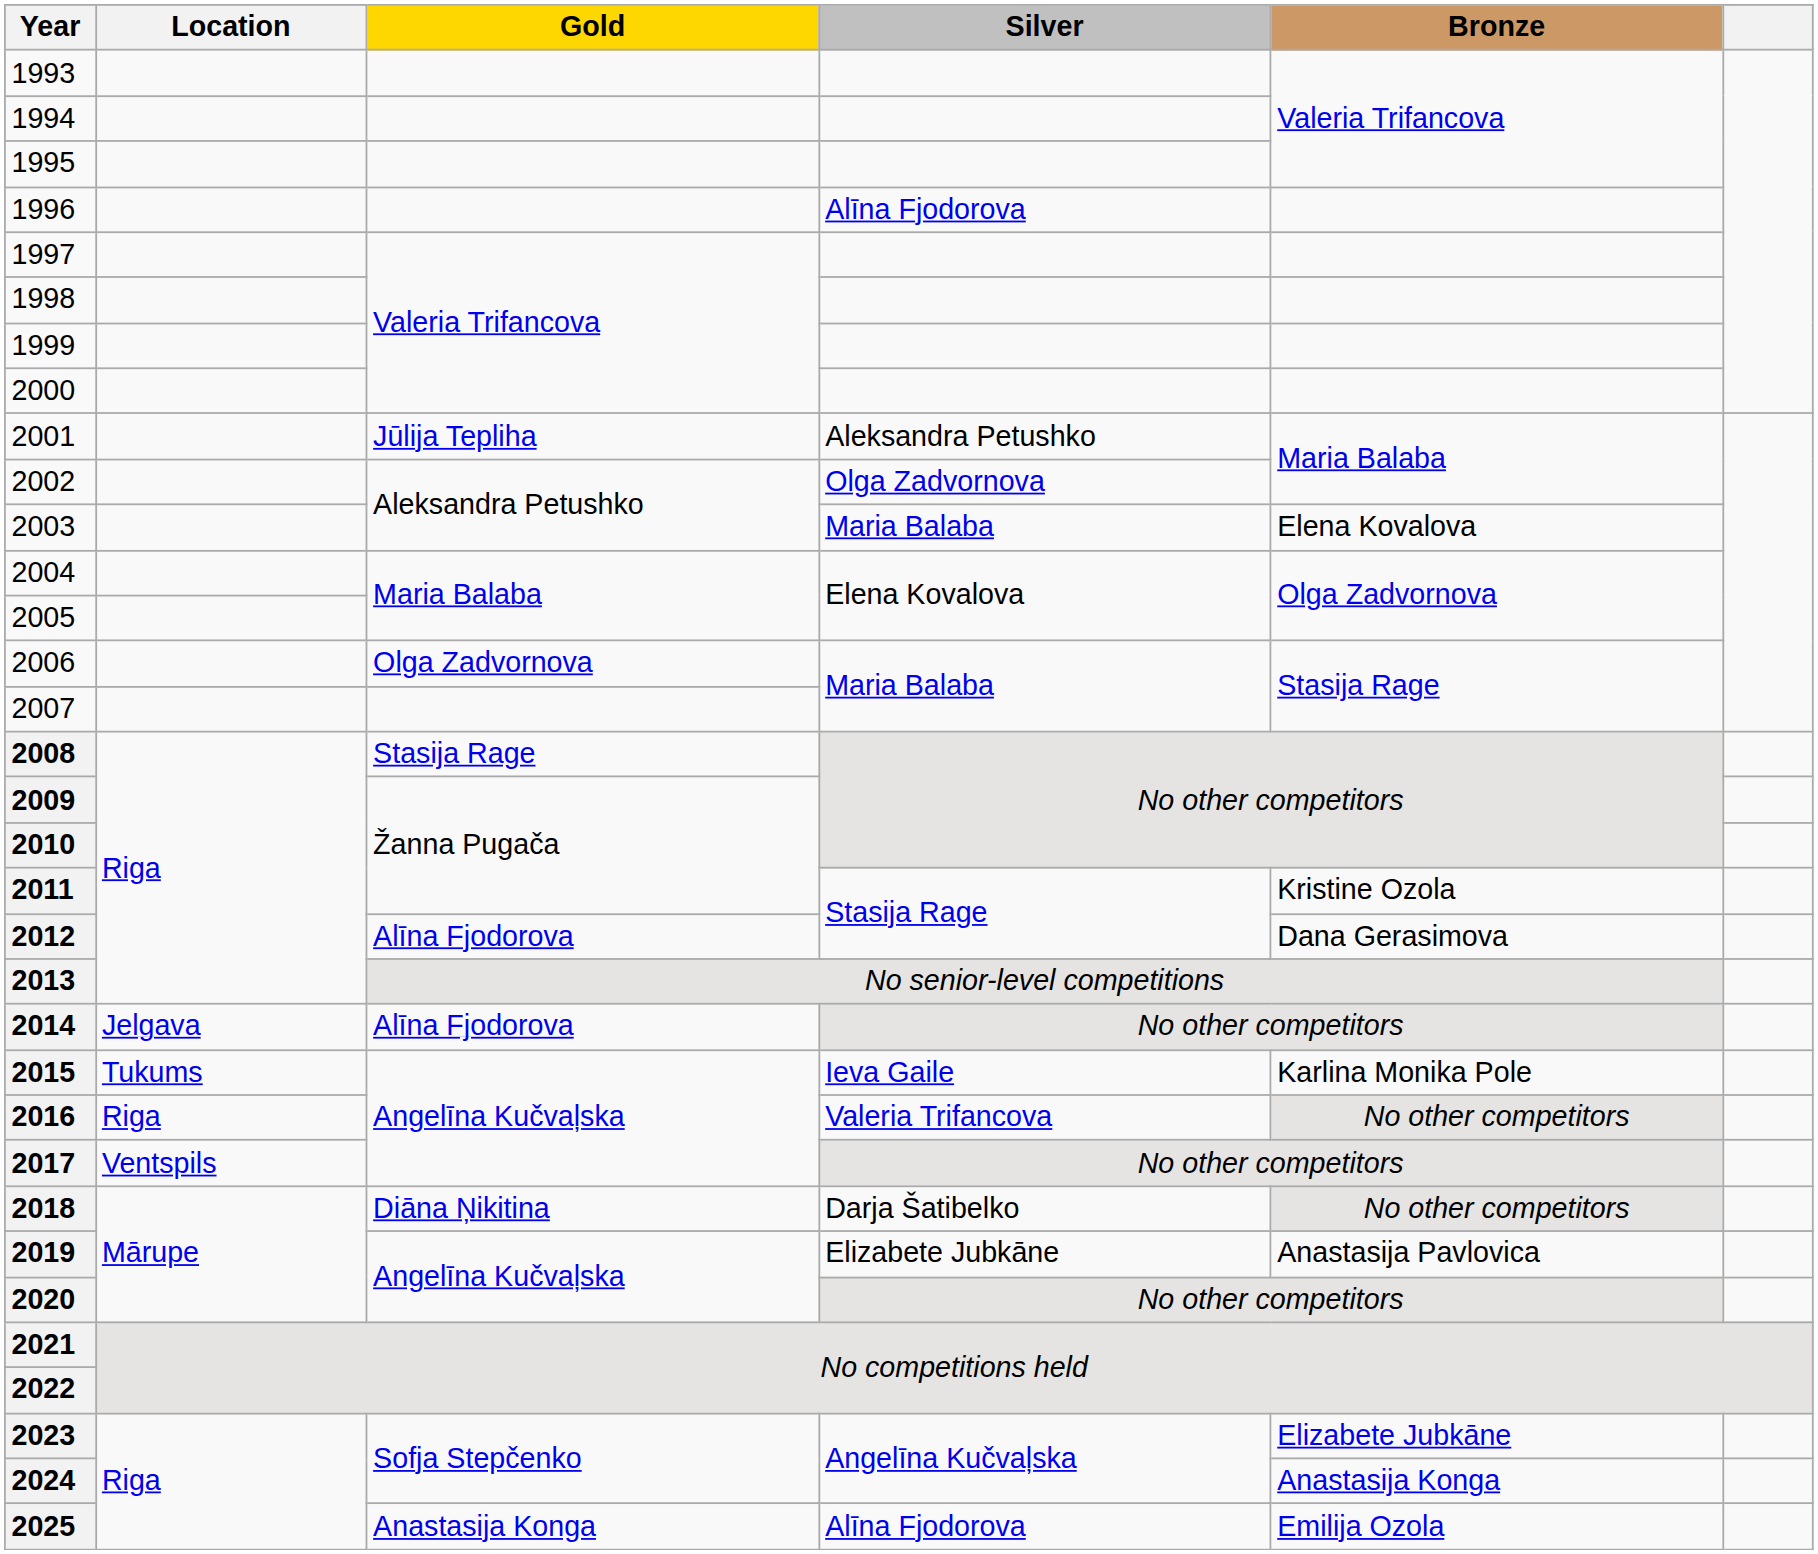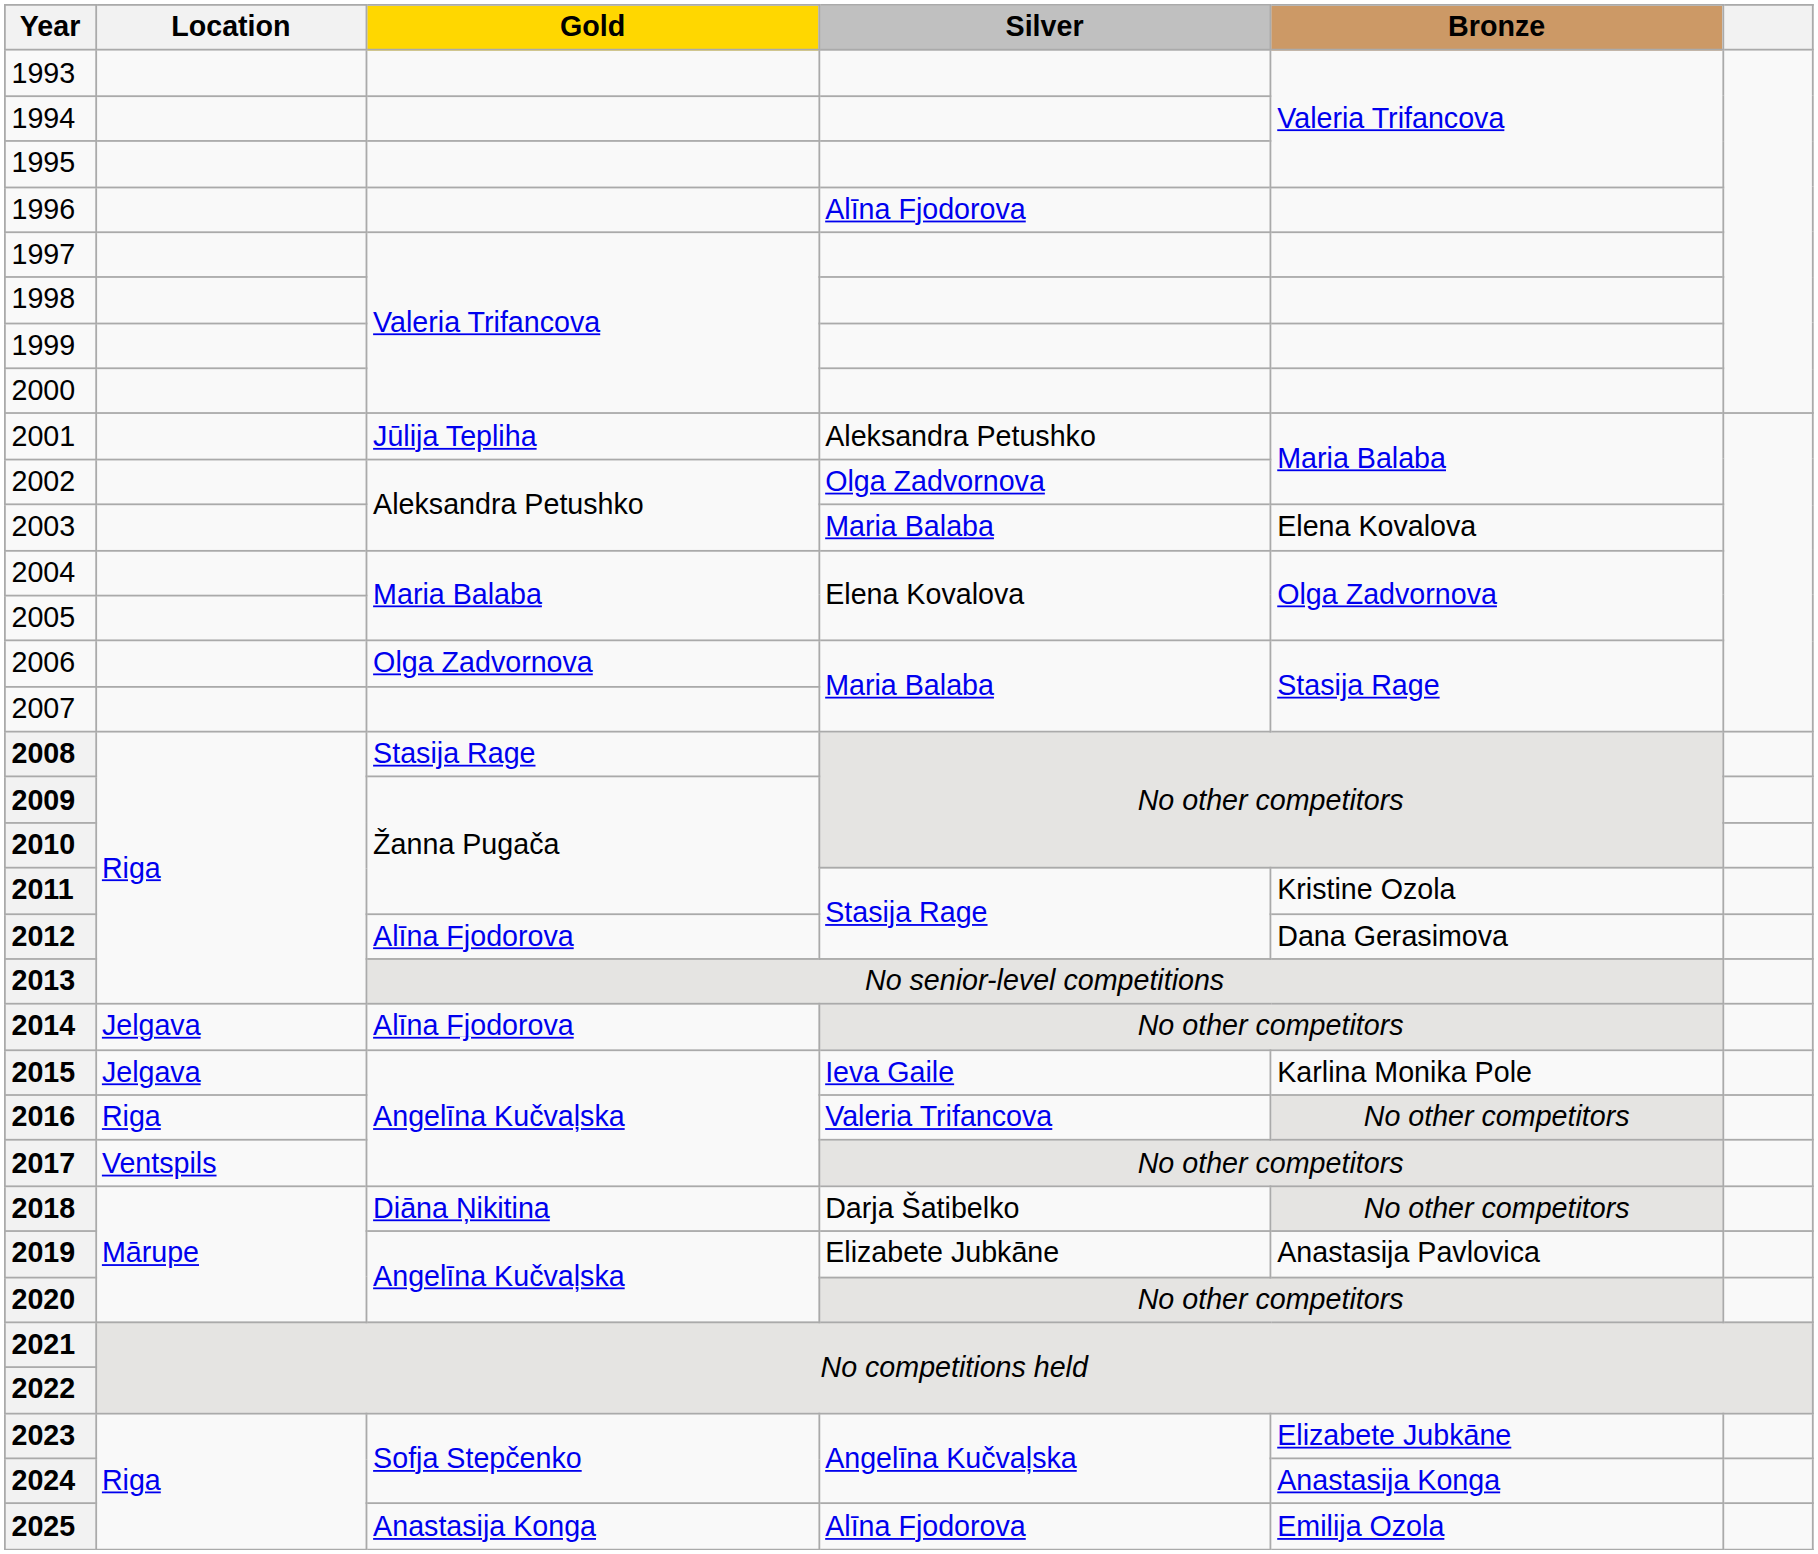(152, 1071) Tukums -> (151, 1071) Jelgava
